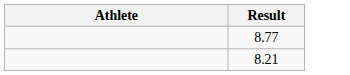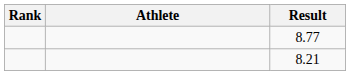+ column: (25, 15)
